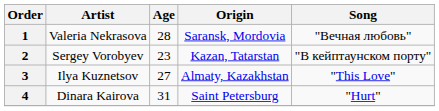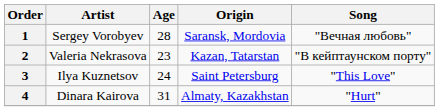(98, 35) Valeria Nekrasova -> (98, 35) Sergey Vorobyev
(98, 55) Sergey Vorobyev -> (98, 55) Valeria Nekrasova
(164, 75) 27 -> (164, 75) 24
(235, 75) Almaty, Kazakhstan -> (235, 75) Saint Petersburg
(235, 95) Saint Petersburg -> (235, 95) Almaty, Kazakhstan
